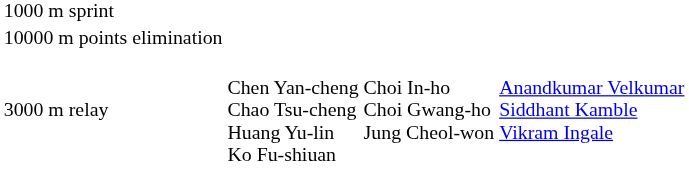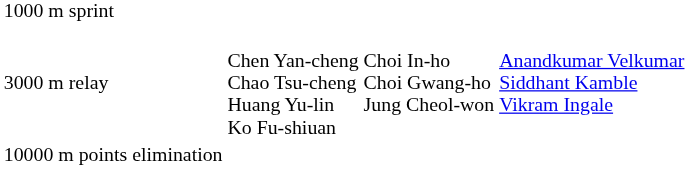rows swapped: (113, 38) <-> (56, 109)
